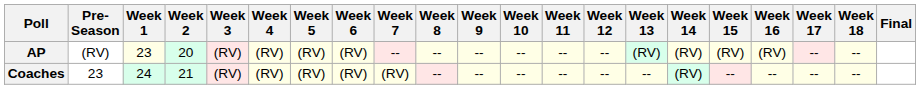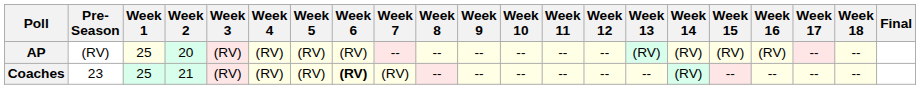(144, 52) 23 -> (144, 52) 25
(144, 74) 24 -> (144, 74) 25
(353, 74) normal -> (353, 74) bold
